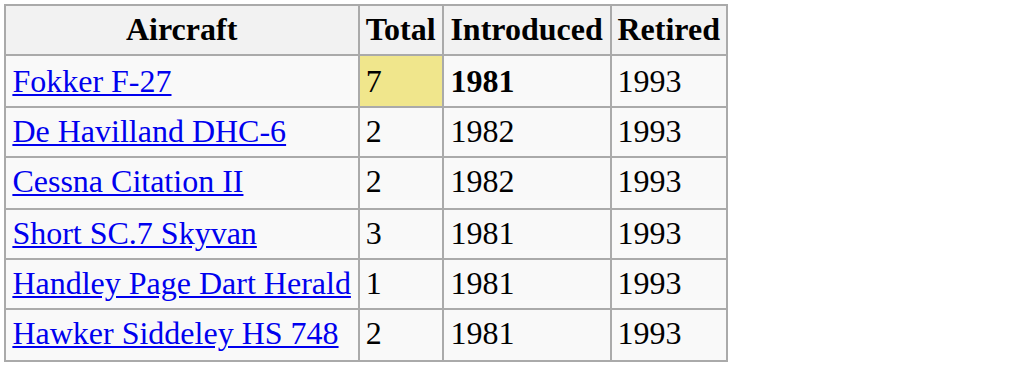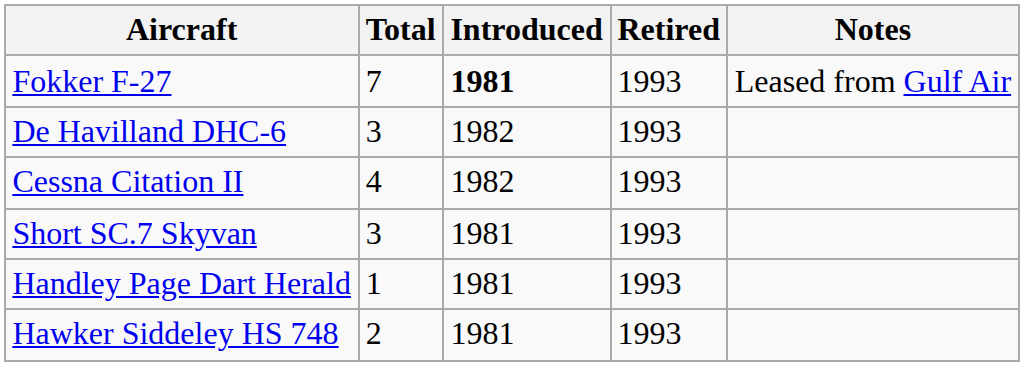+ column: (873, 29)
(374, 80) khaki background -> (374, 80) no background
(374, 131) 2 -> (374, 131) 3
(374, 182) 2 -> (374, 182) 4
